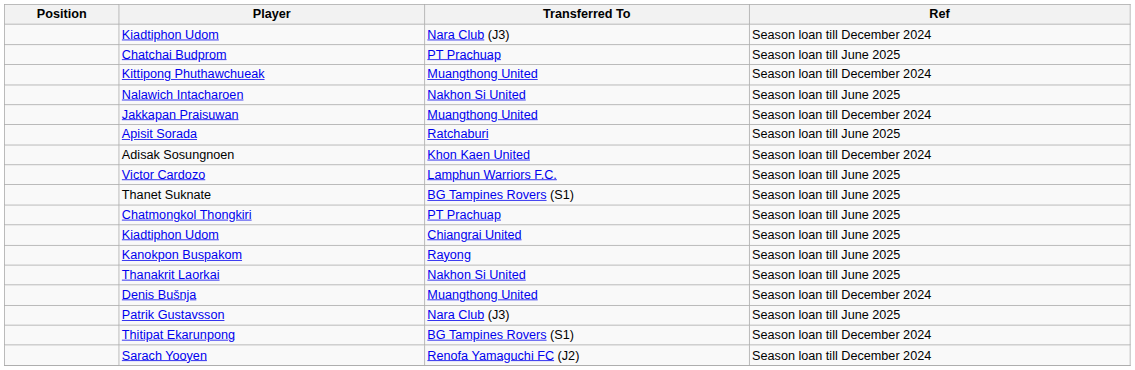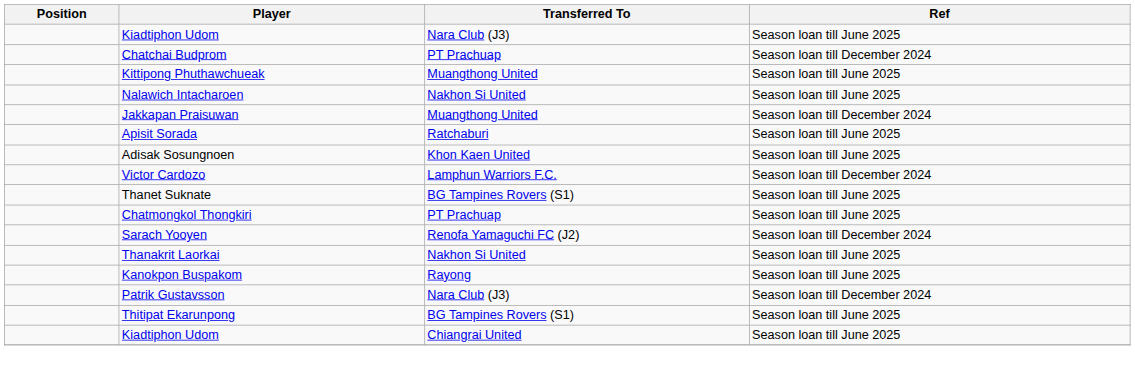(842, 34) Season loan till December 2024 -> (826, 34) Season loan till June 2025
(826, 54) Season loan till June 2025 -> (842, 54) Season loan till December 2024
(842, 74) Season loan till December 2024 -> (826, 74) Season loan till June 2025
(842, 154) Season loan till December 2024 -> (826, 154) Season loan till June 2025
(826, 174) Season loan till June 2025 -> (842, 174) Season loan till December 2024
rows swapped: (164, 355) <-> (170, 235)
rows swapped: (182, 255) <-> (171, 275)
- row: (159, 295)
(826, 315) Season loan till June 2025 -> (842, 295) Season loan till December 2024
(842, 335) Season loan till December 2024 -> (826, 315) Season loan till June 2025
